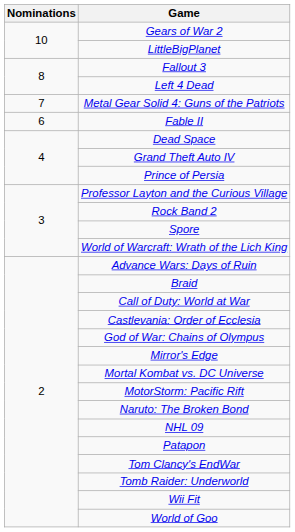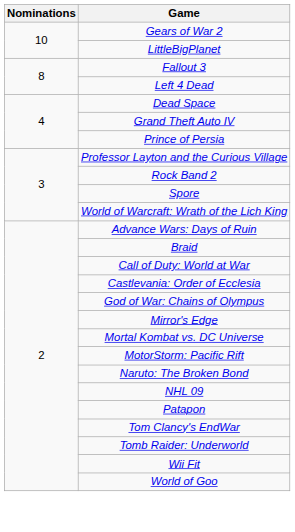- row: (184, 103)
- row: (184, 121)
